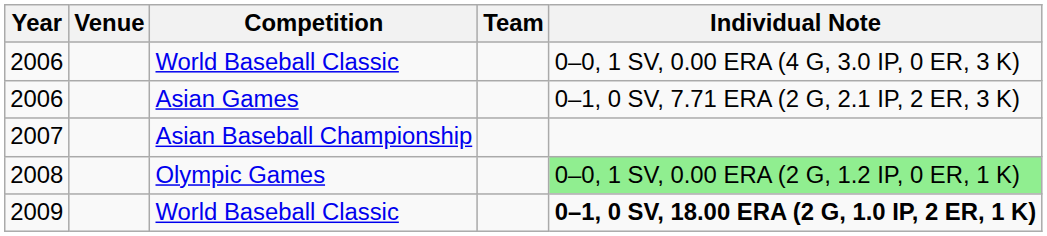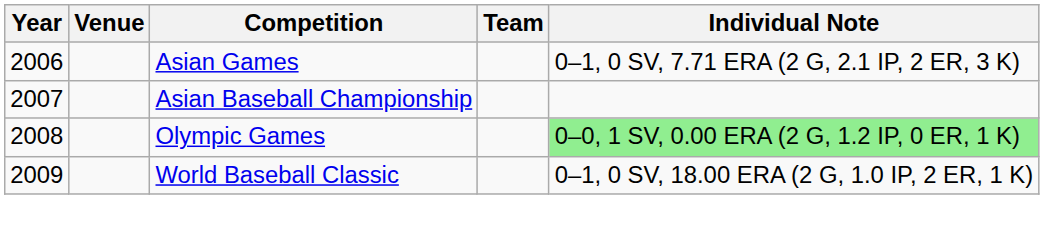- row: (37, 61)
(795, 212) bold -> (794, 174) normal
